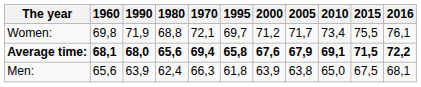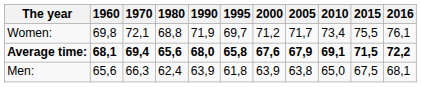columns swapped: (204, 14) <-> (139, 14)
